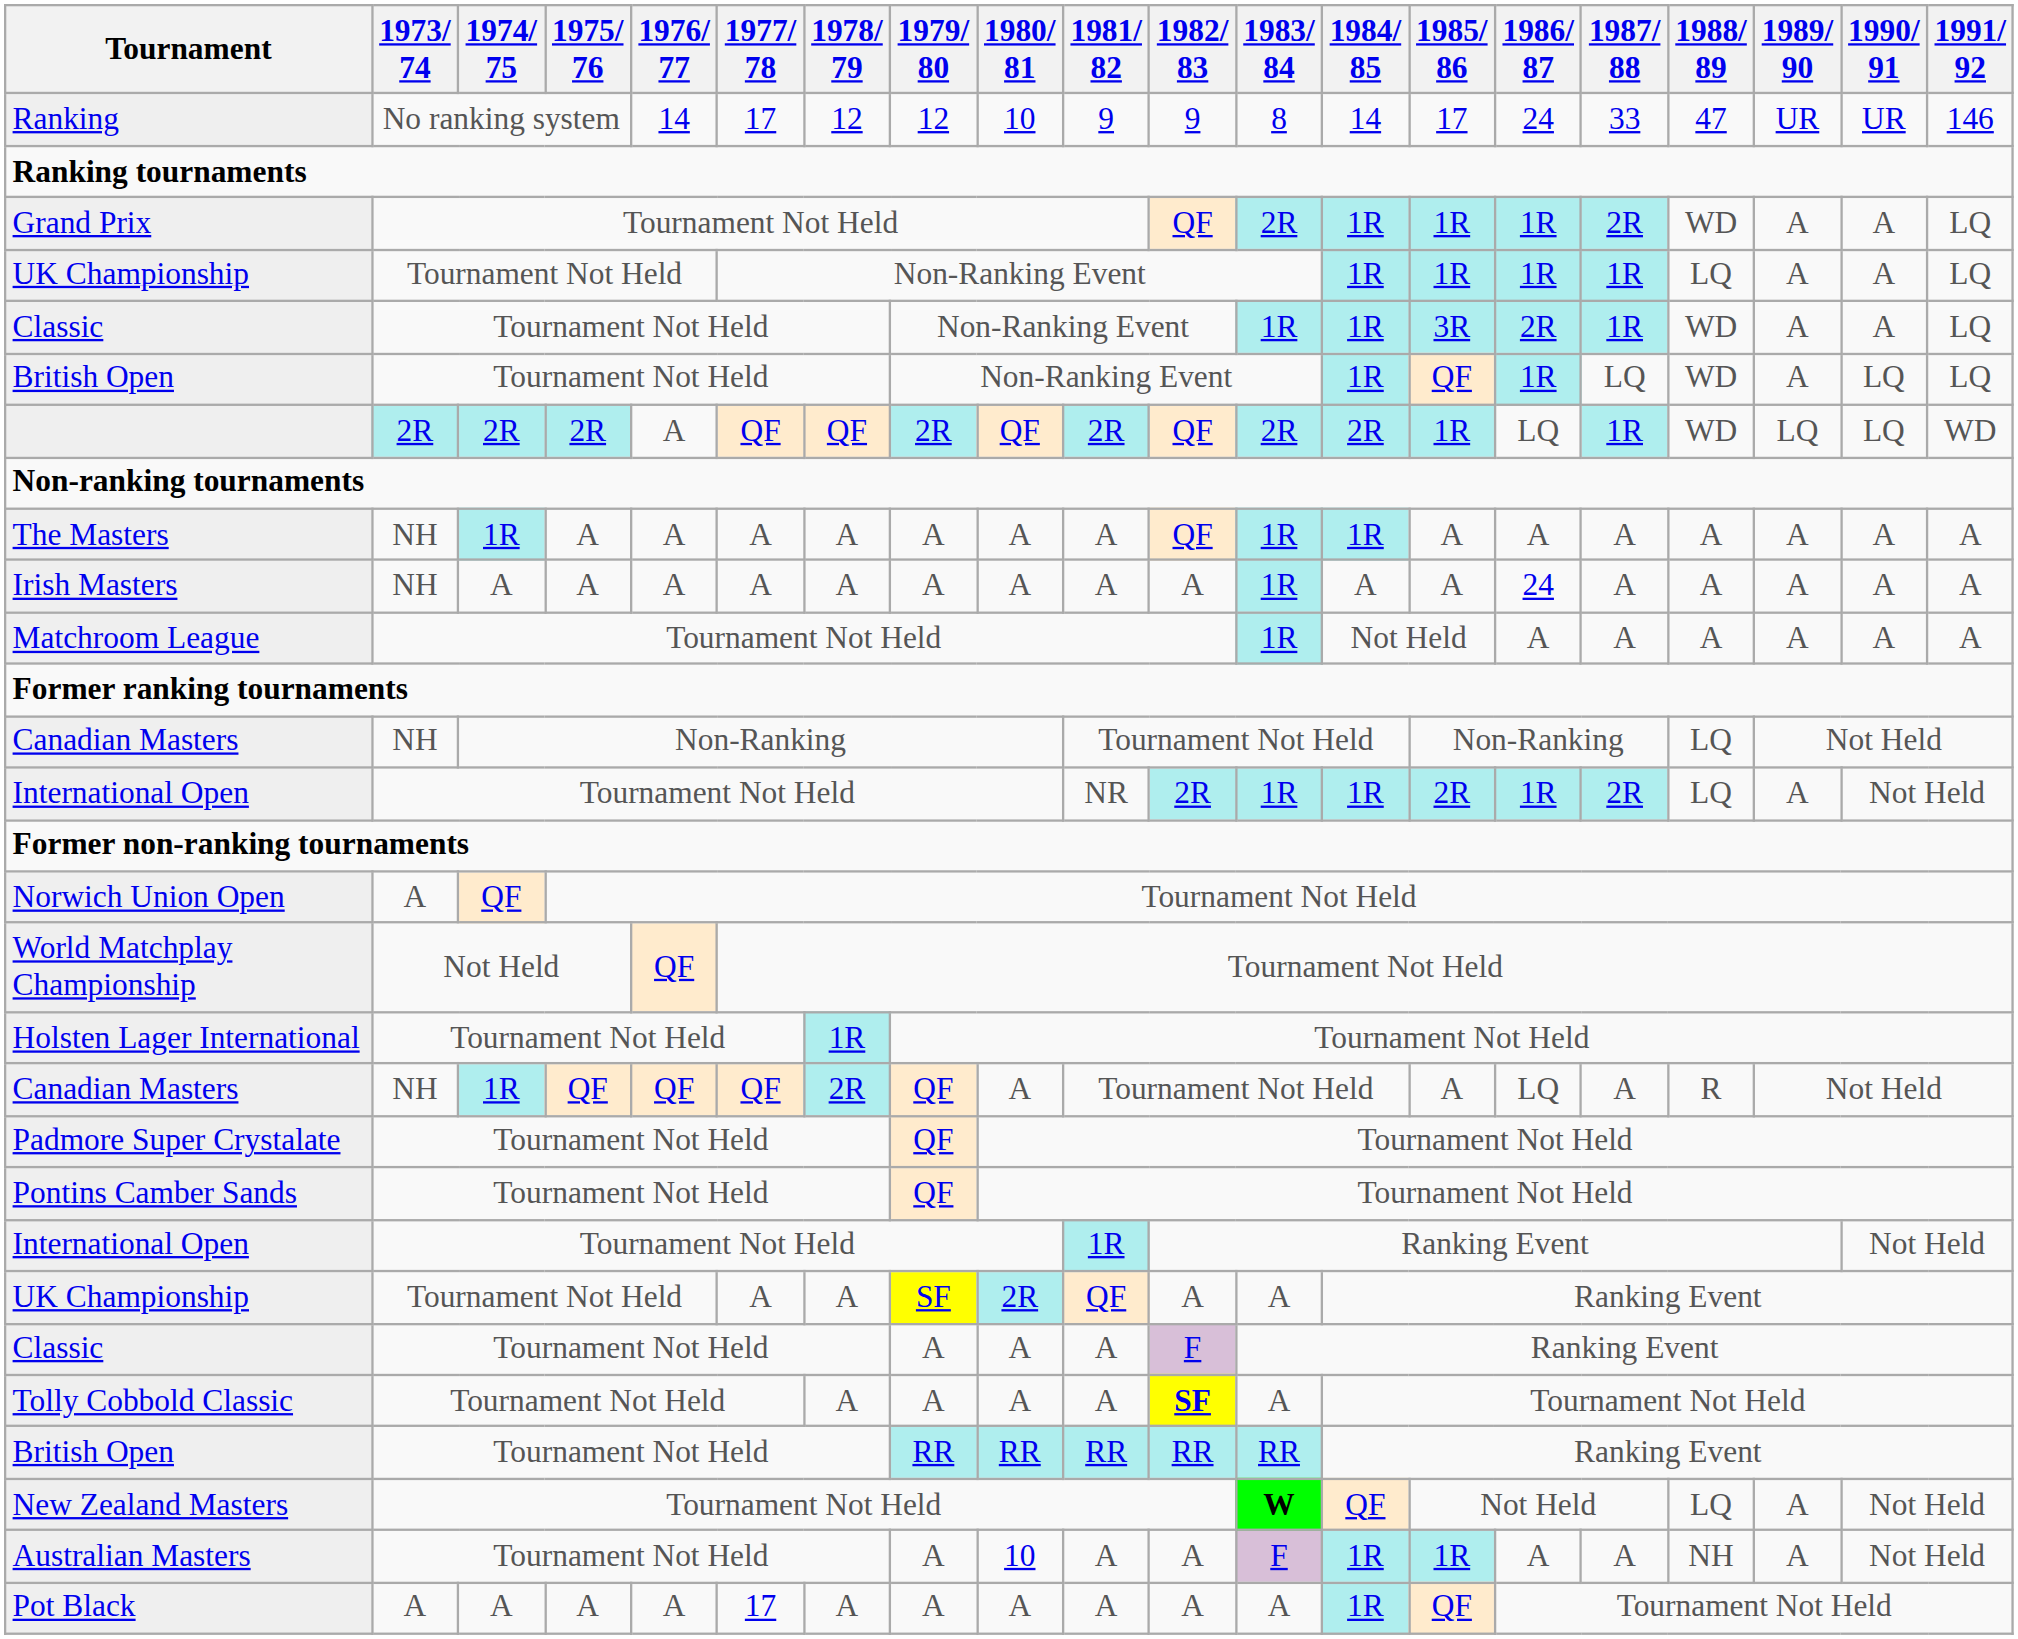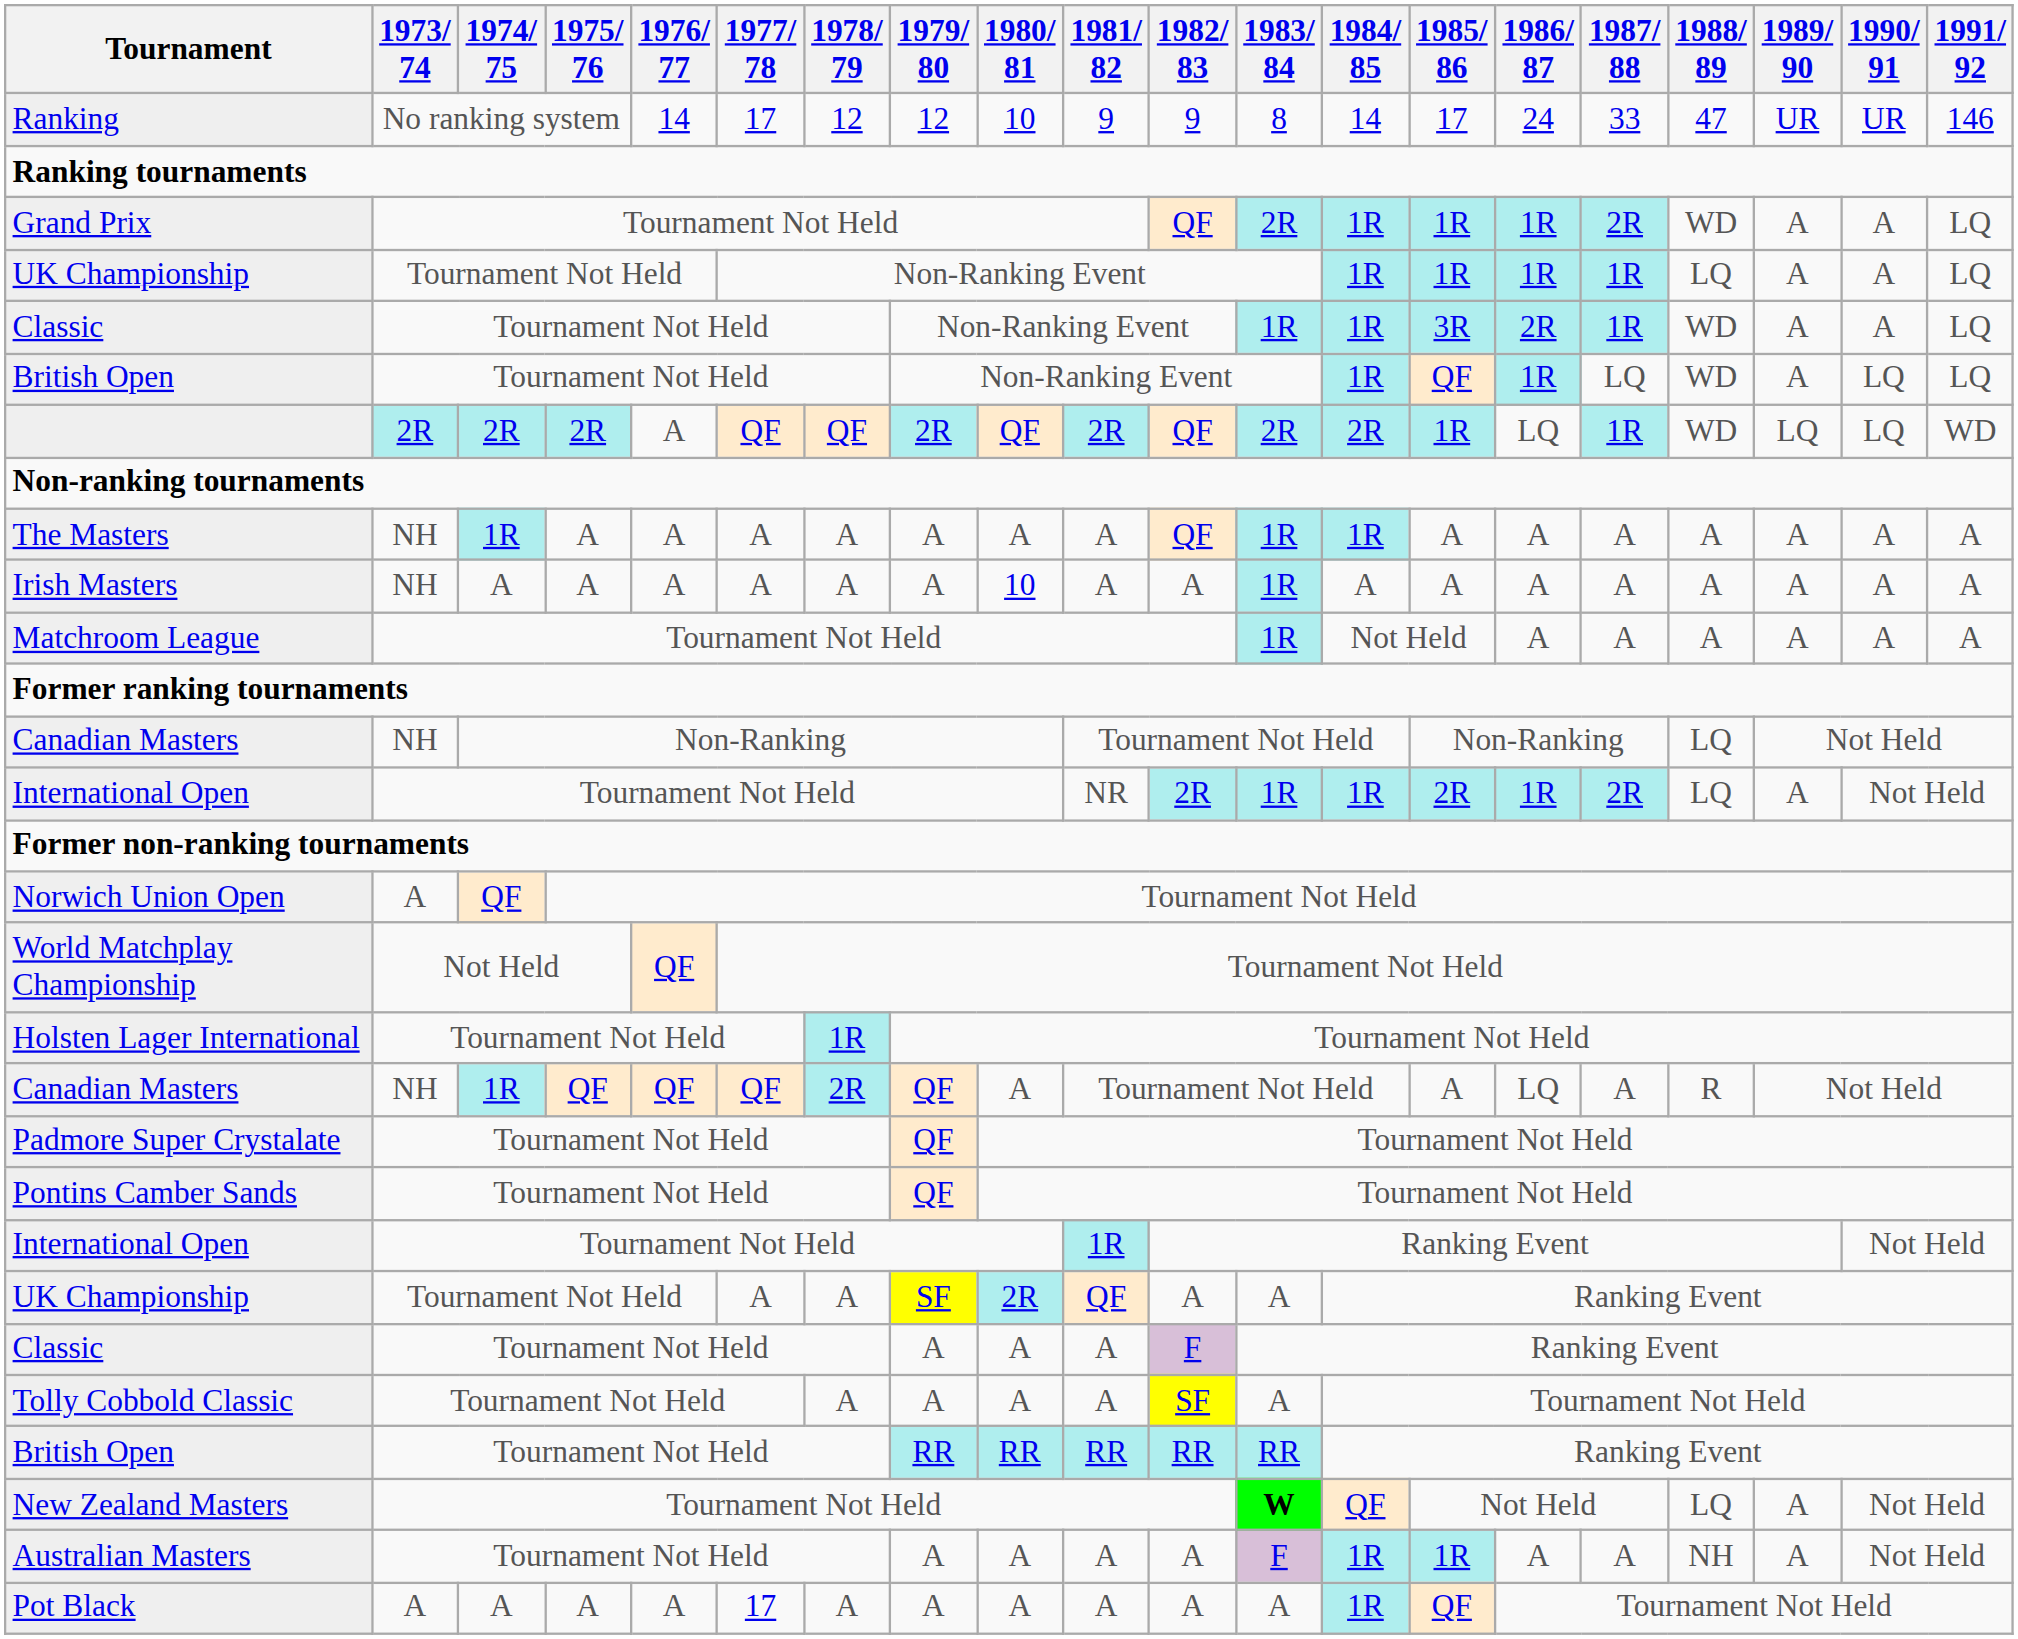(1020, 585) A -> (1020, 585) 10
(1538, 585) 24 -> (1538, 585) A
(1193, 1399) bold -> (1193, 1399) normal
(1020, 1555) 10 -> (1020, 1555) A
